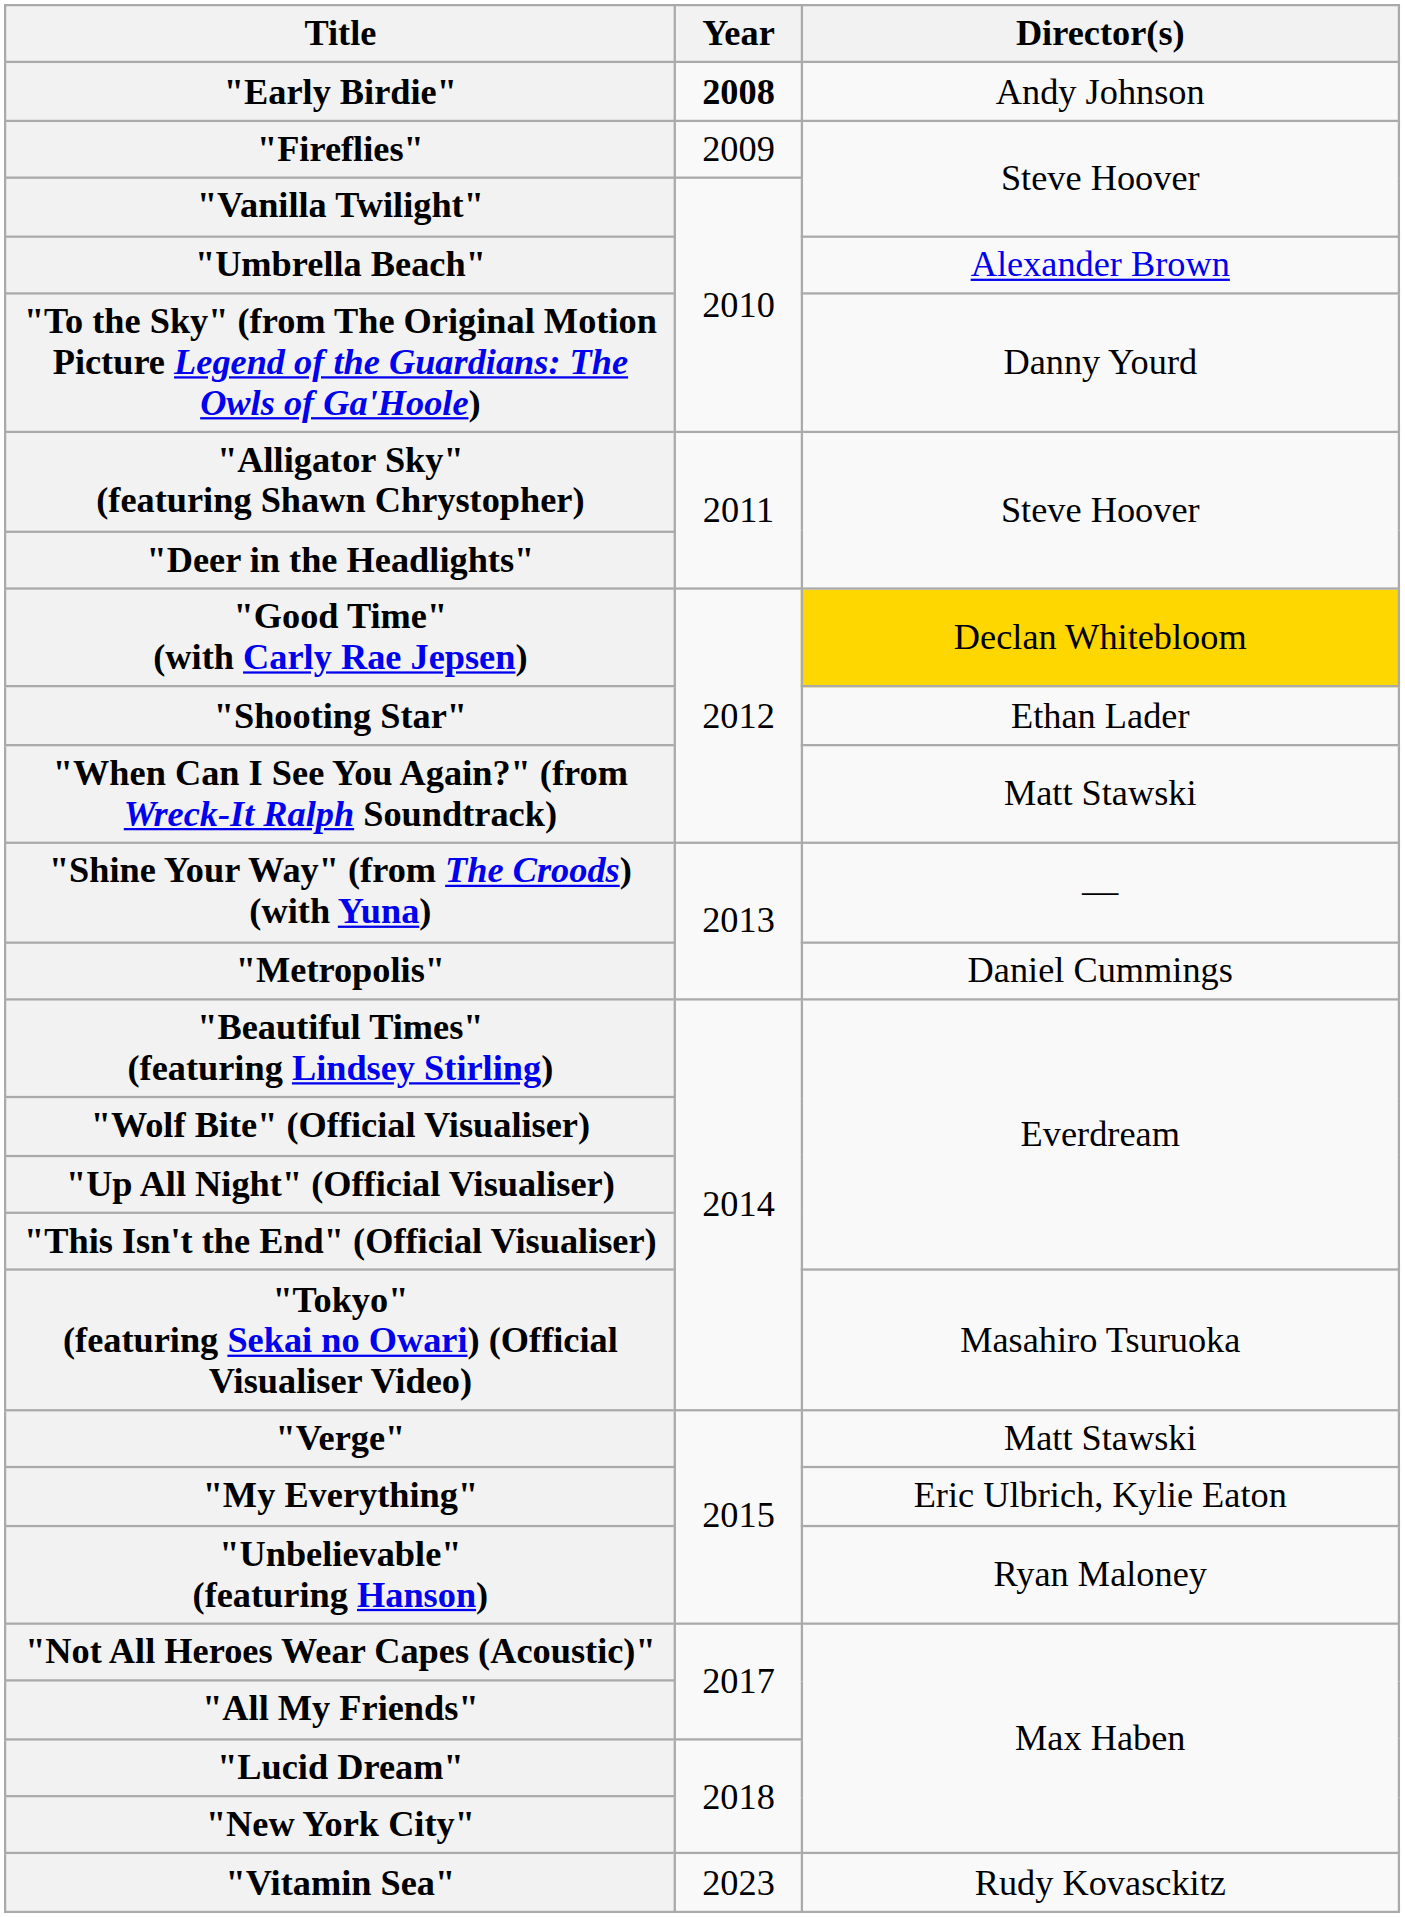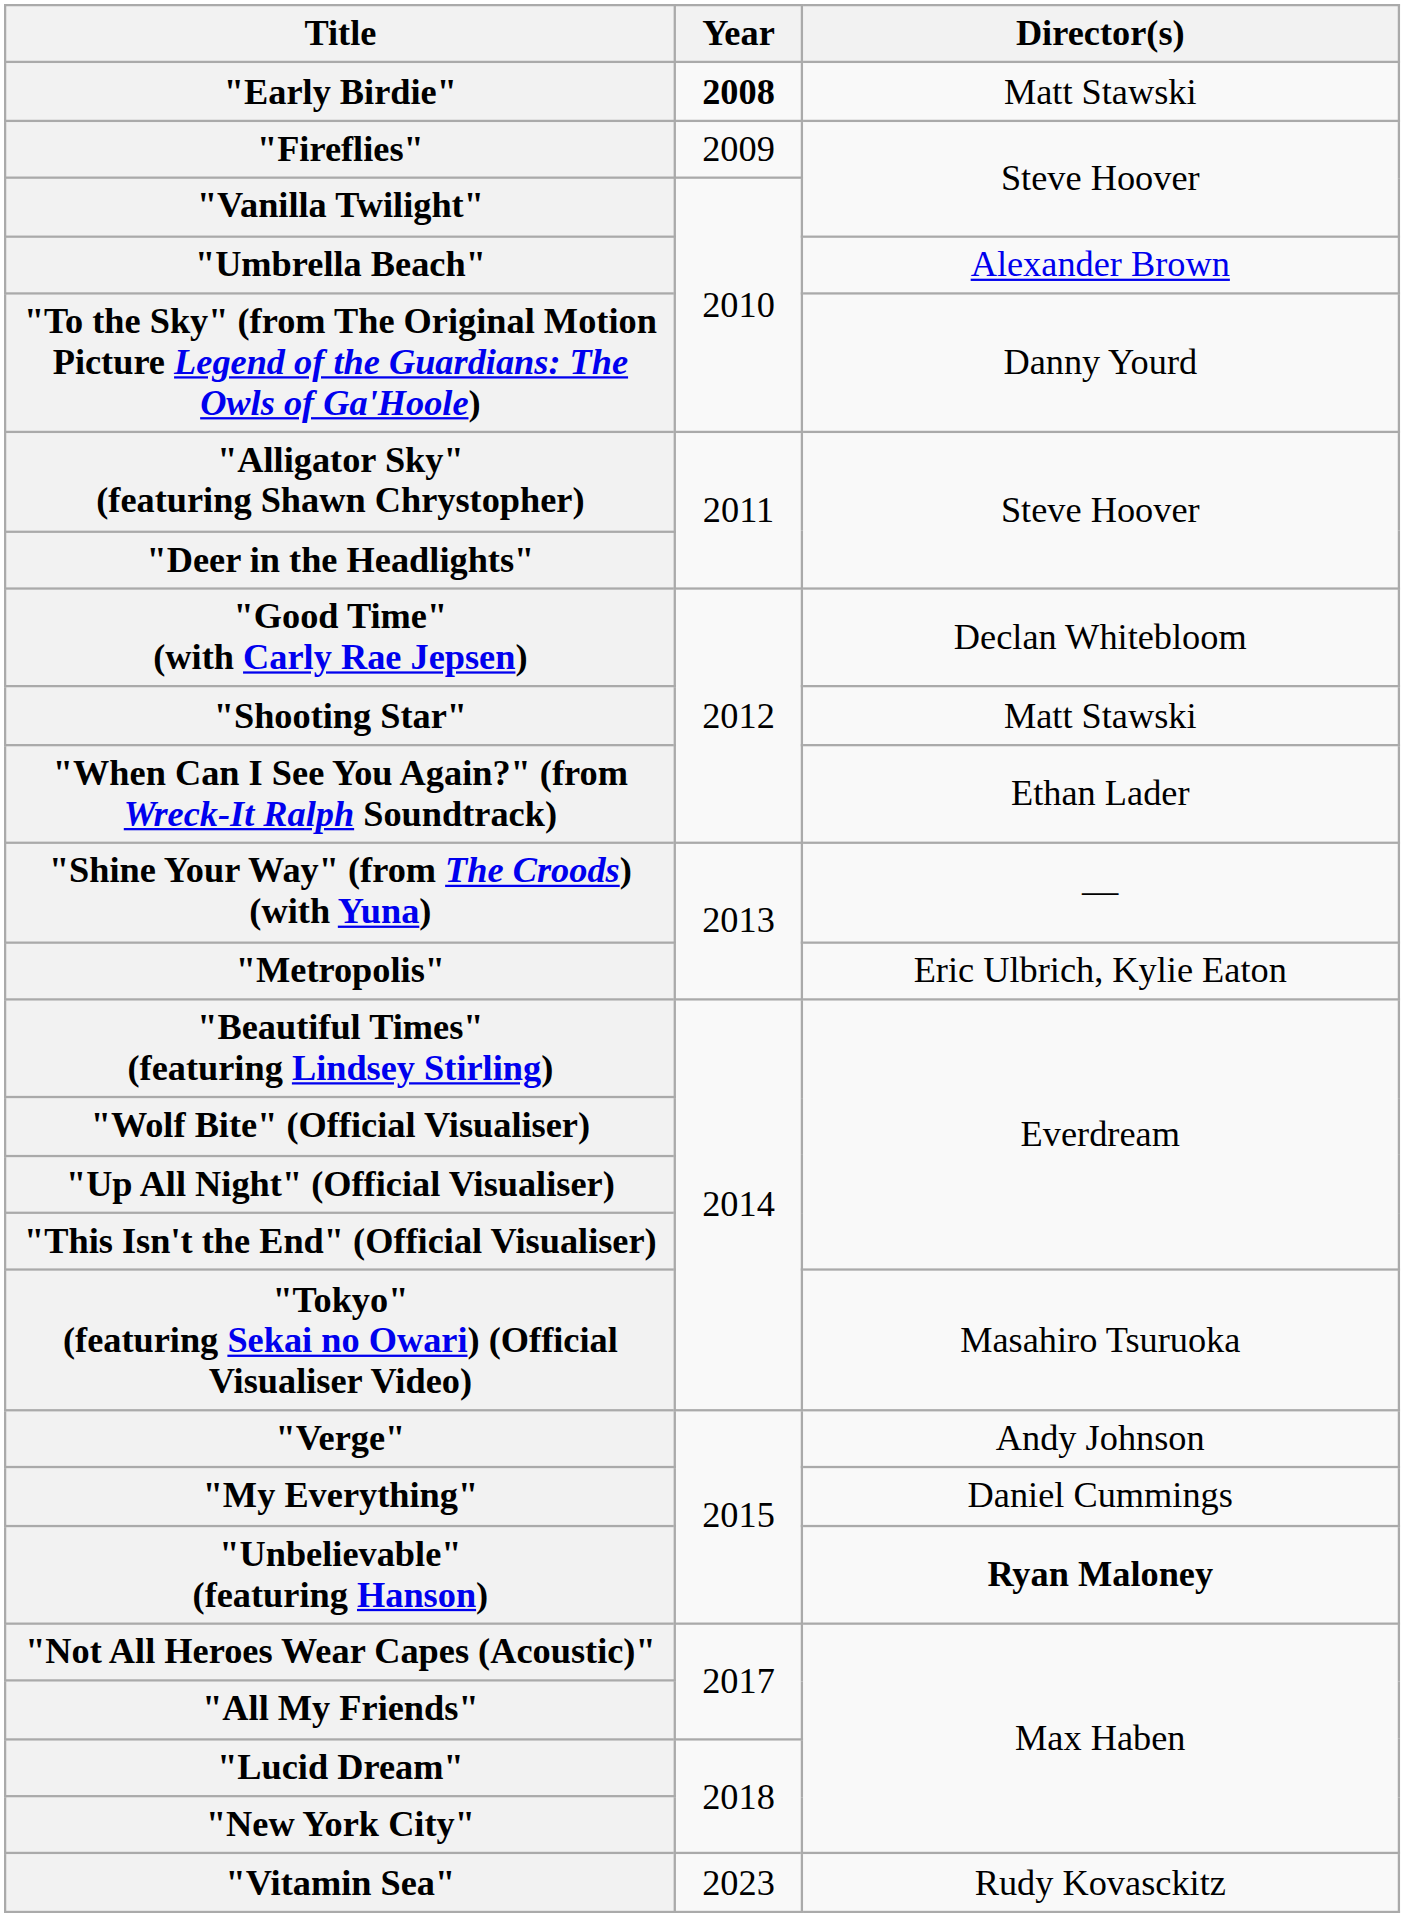(1100, 90) Andy Johnson -> (1100, 90) Matt Stawski
(1100, 637) gold background -> (1100, 637) no background
(1100, 715) Ethan Lader -> (1100, 715) Matt Stawski
(1100, 793) Matt Stawski -> (1100, 793) Ethan Lader
(1100, 969) Daniel Cummings -> (1100, 969) Eric Ulbrich, Kylie Eaton
(1100, 1437) Matt Stawski -> (1100, 1437) Andy Johnson
(1100, 1495) Eric Ulbrich, Kylie Eaton -> (1100, 1495) Daniel Cummings
(1100, 1573) normal -> (1100, 1573) bold
